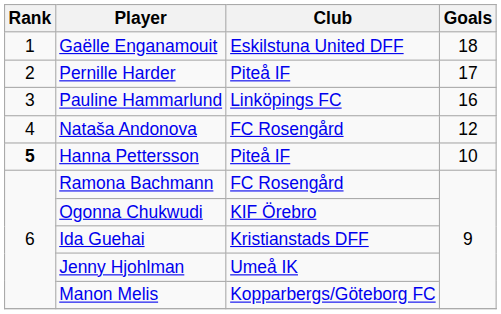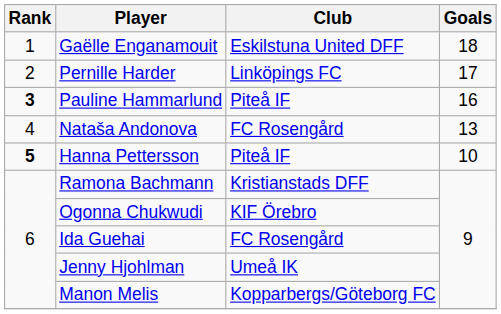(260, 73) Piteå IF -> (286, 73) Linköpings FC
(30, 101) normal -> (30, 101) bold
(286, 101) Linköpings FC -> (260, 101) Piteå IF
(468, 128) 12 -> (468, 128) 13
(287, 184) FC Rosengård -> (299, 184) Kristianstads DFF
(299, 239) Kristianstads DFF -> (287, 239) FC Rosengård
